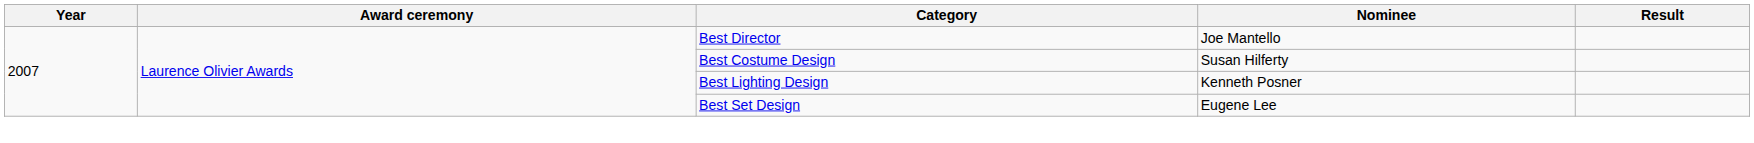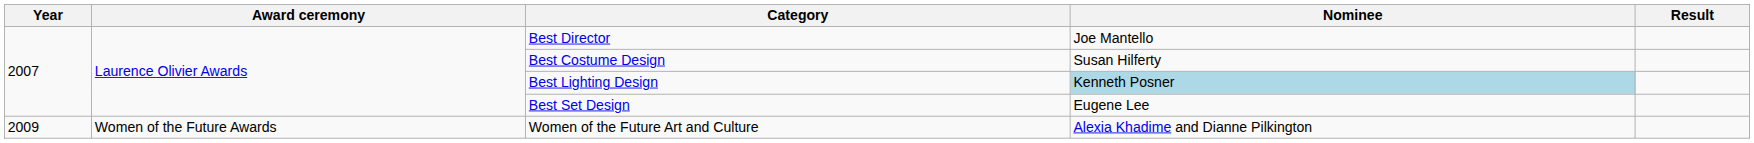(1251, 82) no background -> (1124, 82) lightblue background
+ row: (644, 127)
